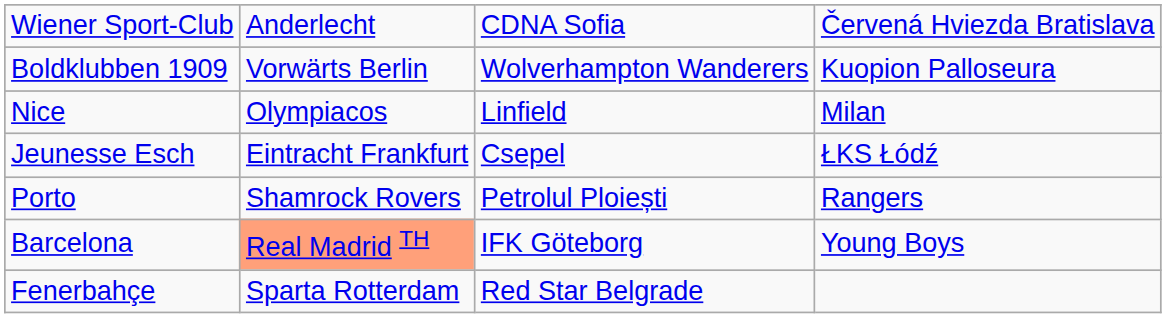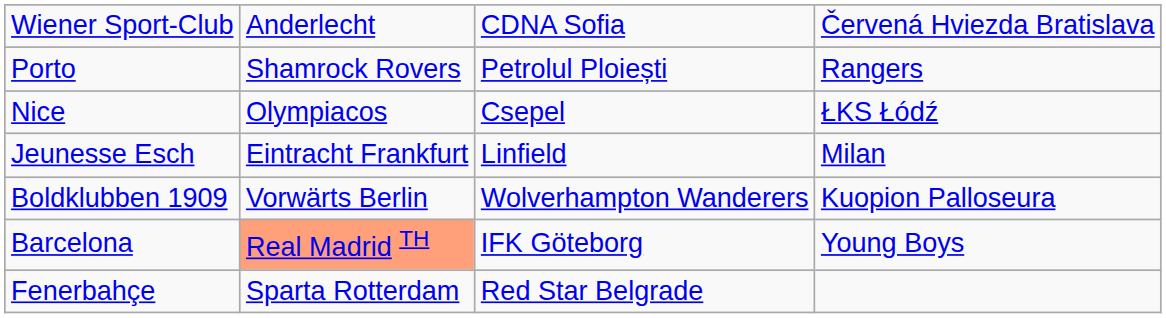rows swapped: (119, 68) <-> (43, 197)
(524, 111) Linfield -> (523, 111) Csepel
(853, 111) Milan -> (880, 111) ŁKS Łódź
(523, 154) Csepel -> (524, 154) Linfield
(880, 154) ŁKS Łódź -> (853, 154) Milan
